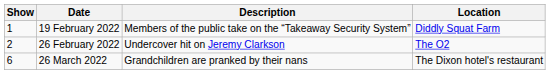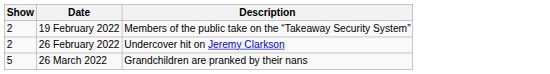- column: (479, 12)
(10, 28) 1 -> (10, 28) 2
(10, 61) 6 -> (10, 61) 5
